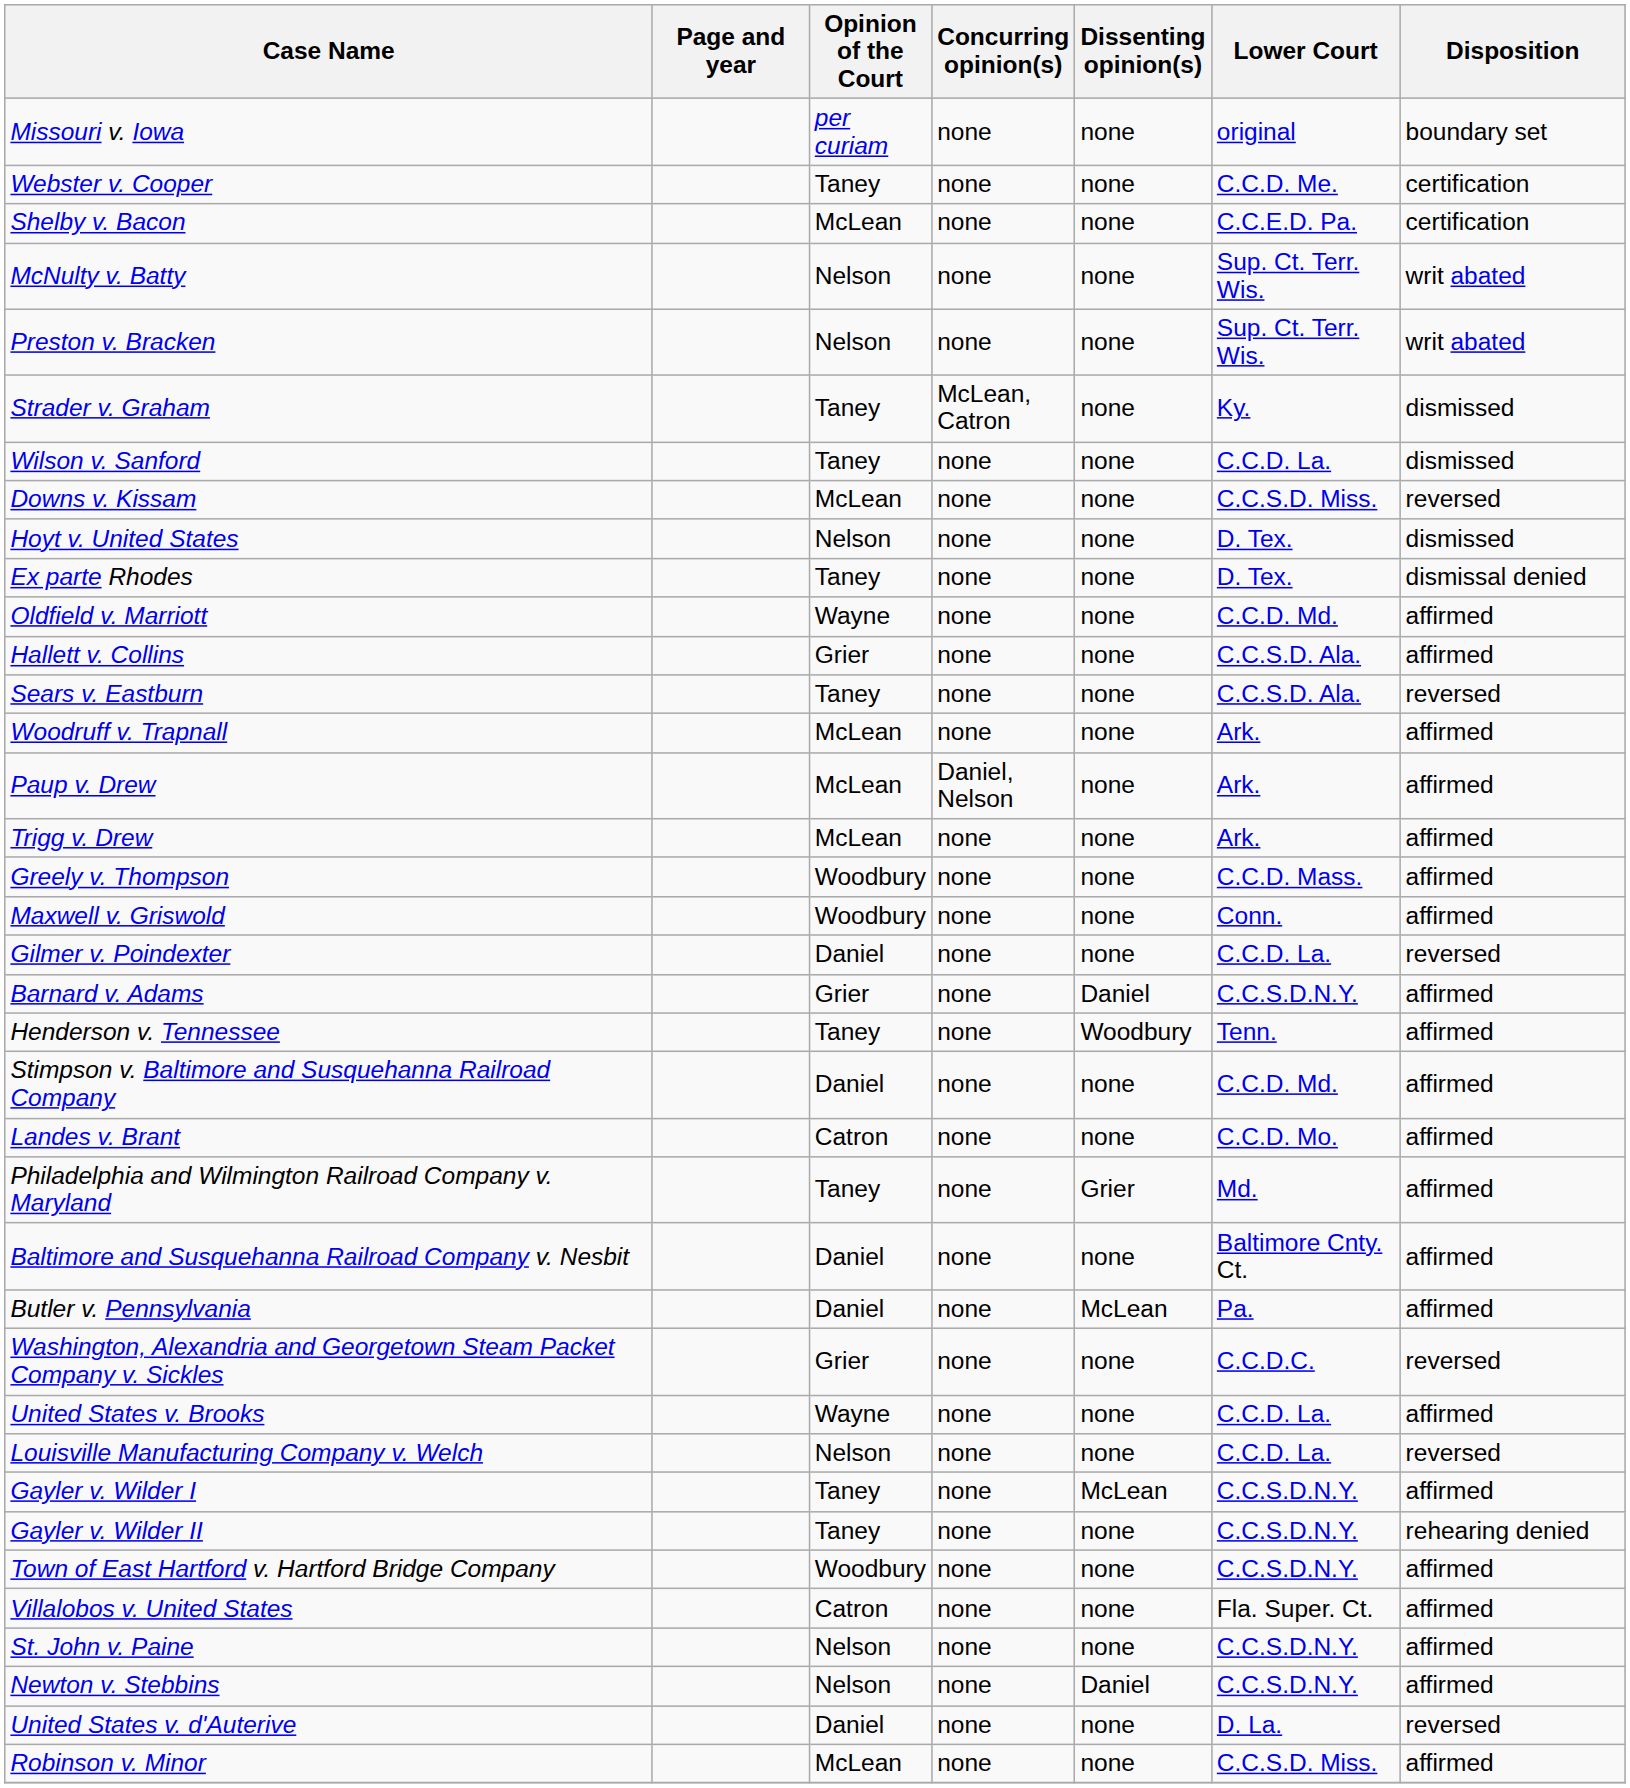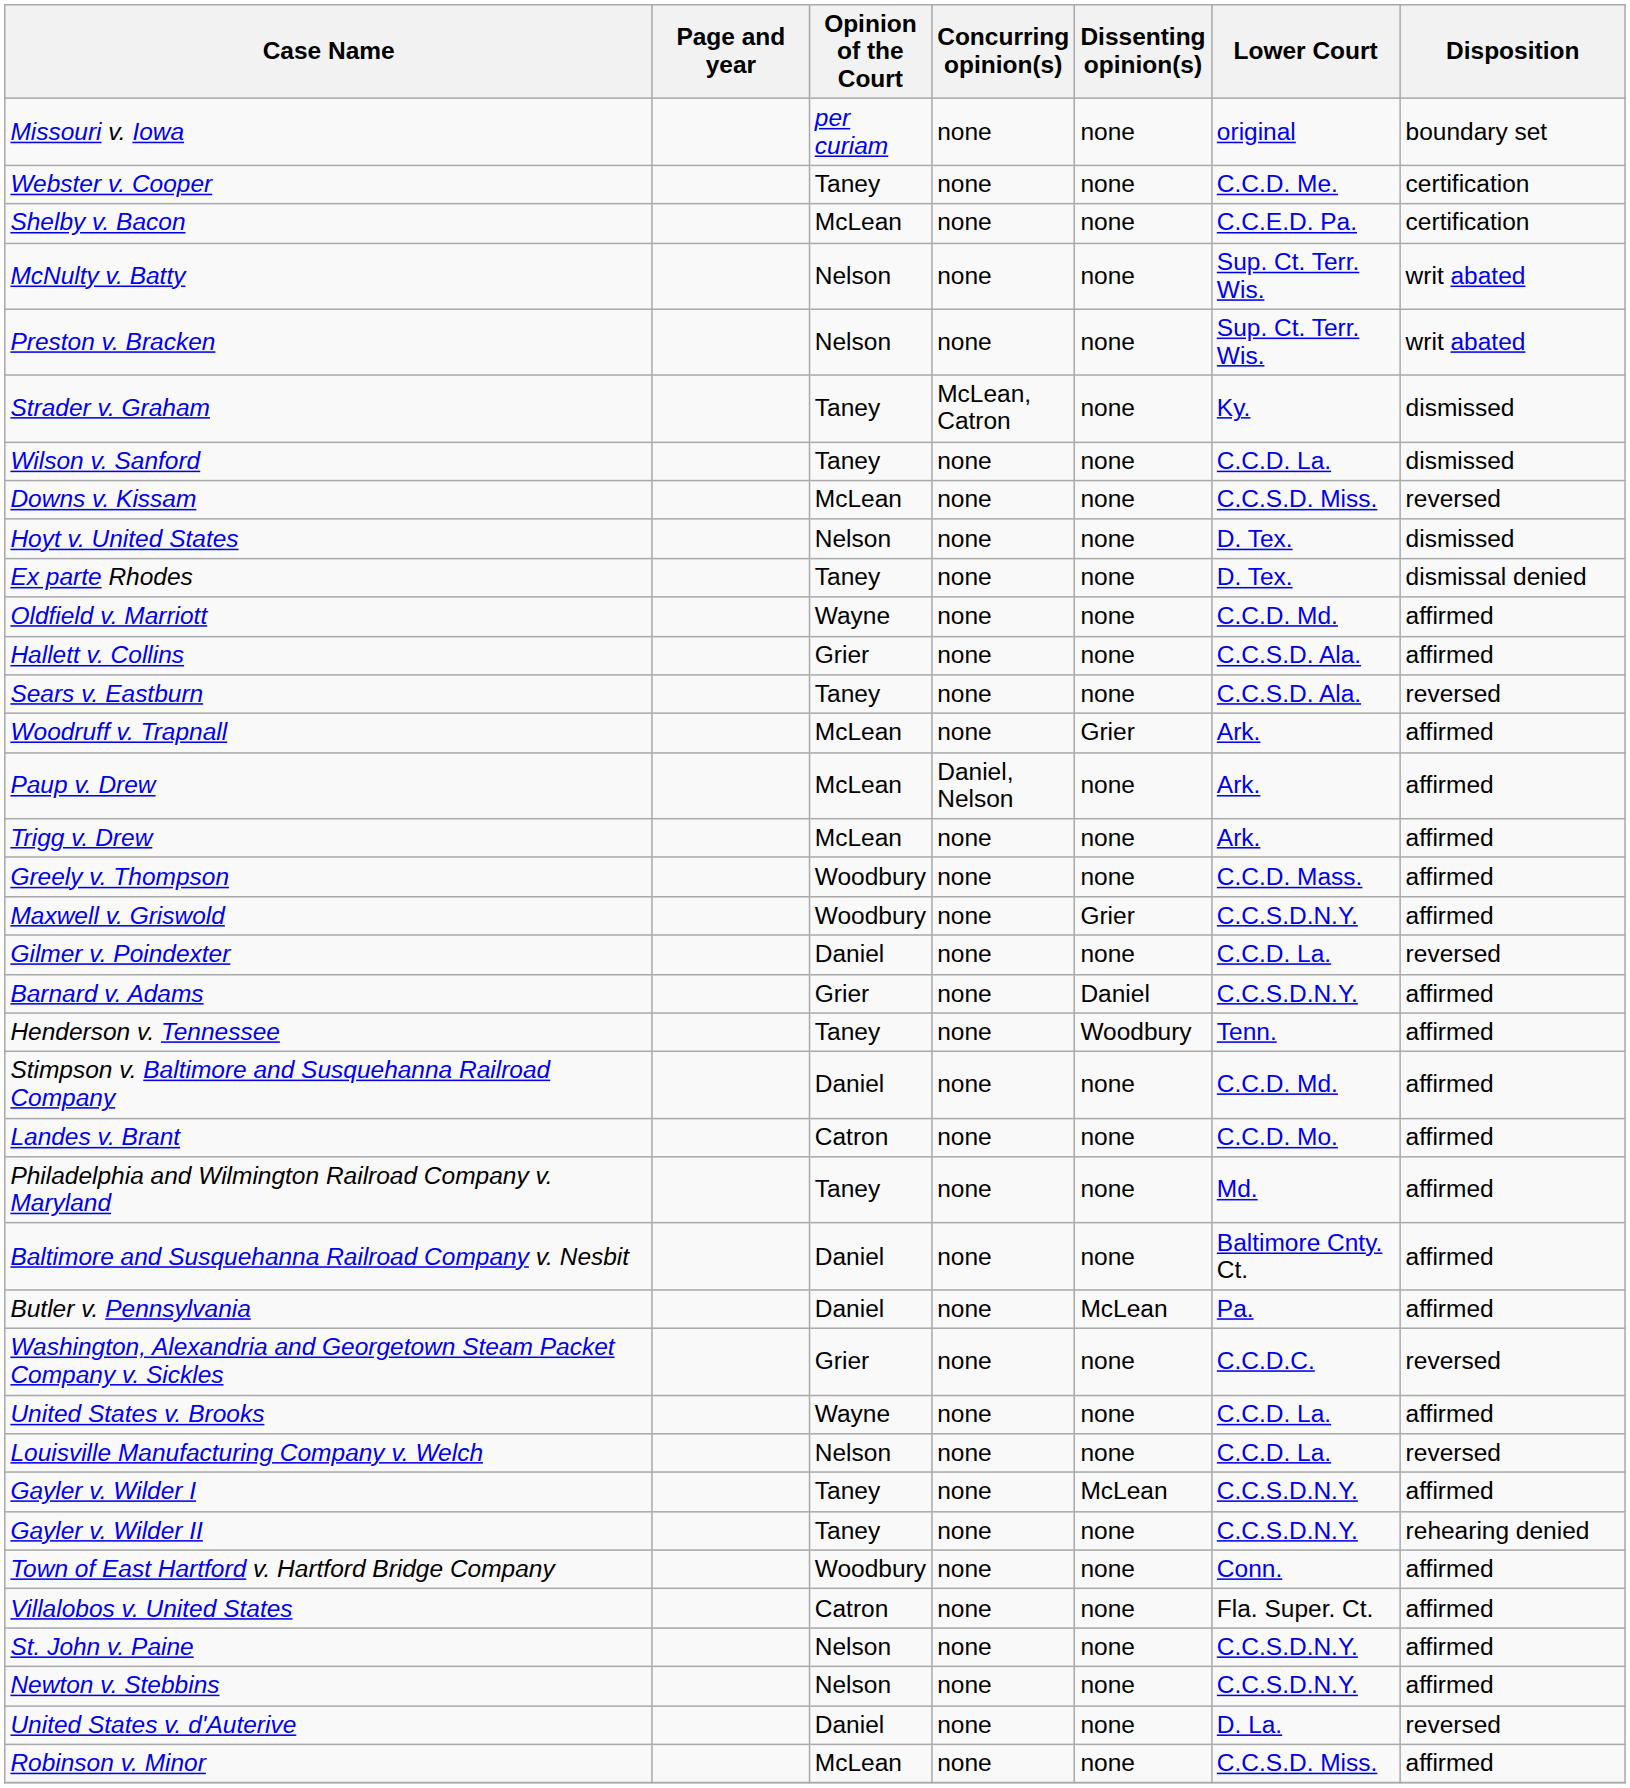(1108, 732) none -> (1108, 732) Grier
(1108, 915) none -> (1108, 915) Grier
(1250, 915) Conn. -> (1287, 915) C.C.S.D.N.Y.
(1108, 1189) Grier -> (1108, 1189) none
(1287, 1569) C.C.S.D.N.Y. -> (1250, 1569) Conn.
(1115, 1685) Daniel -> (1108, 1685) none
